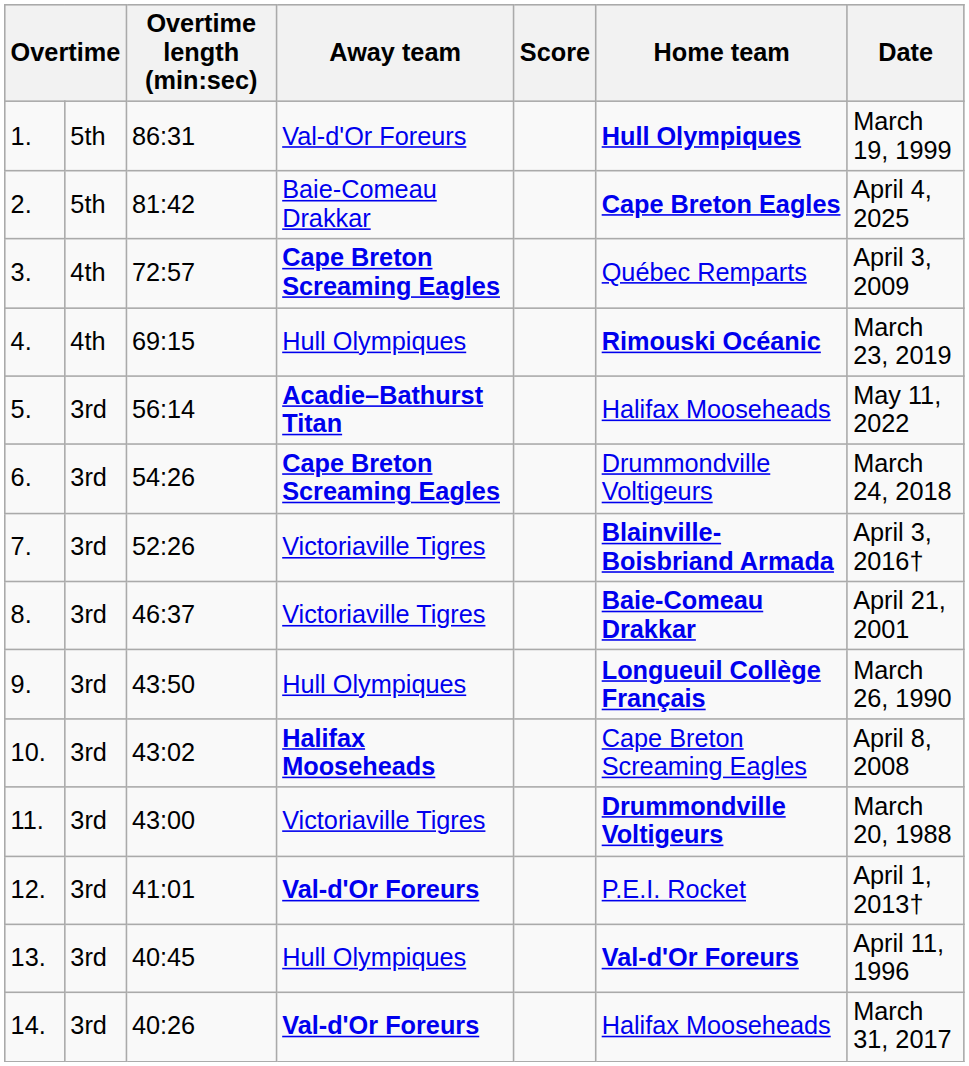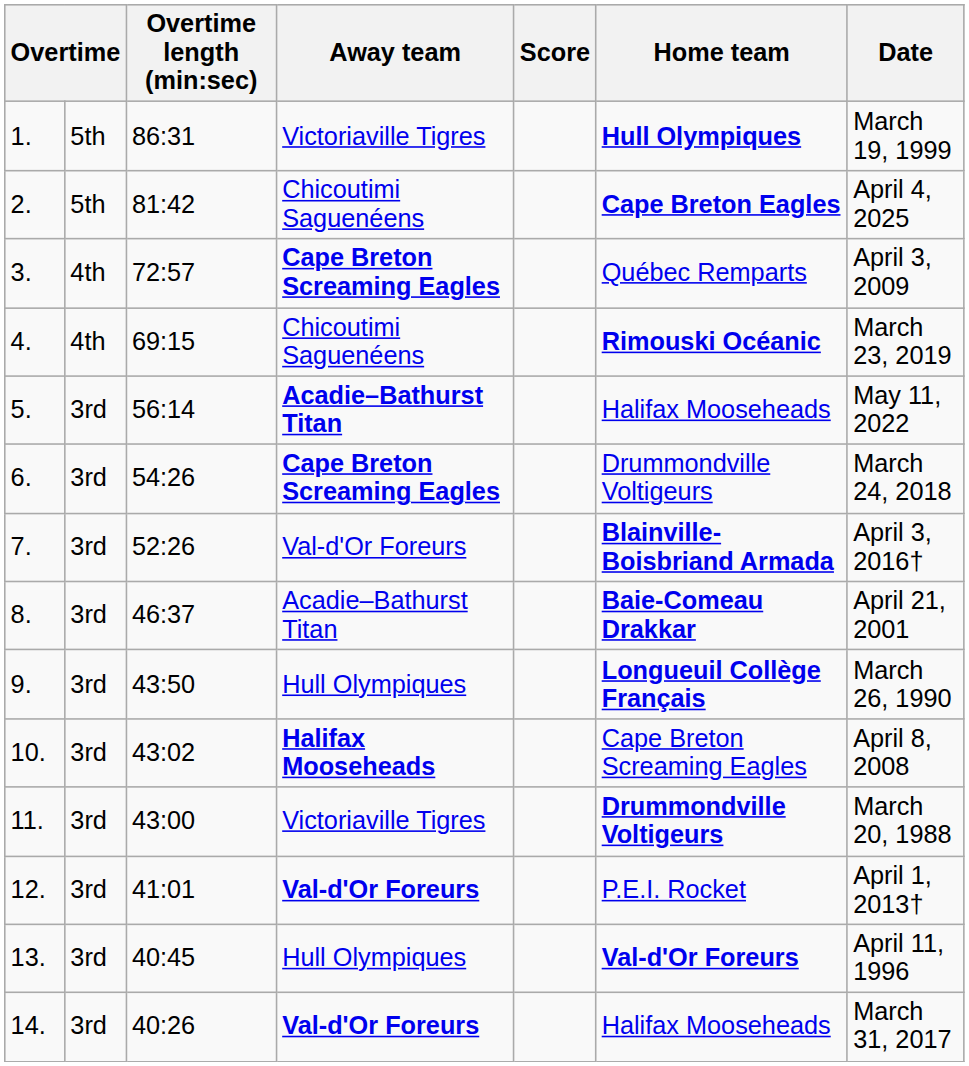(374, 135) Val-d'Or Foreurs -> (384, 135) Victoriaville Tigres
(359, 204) Baie-Comeau Drakkar -> (353, 204) Chicoutimi Saguenéens
(374, 341) Hull Olympiques -> (353, 341) Chicoutimi Saguenéens
(384, 546) Victoriaville Tigres -> (374, 546) Val-d'Or Foreurs
(384, 615) Victoriaville Tigres -> (375, 615) Acadie–Bathurst Titan
